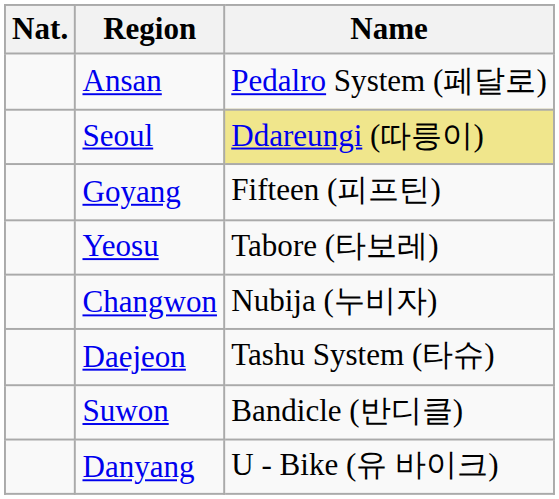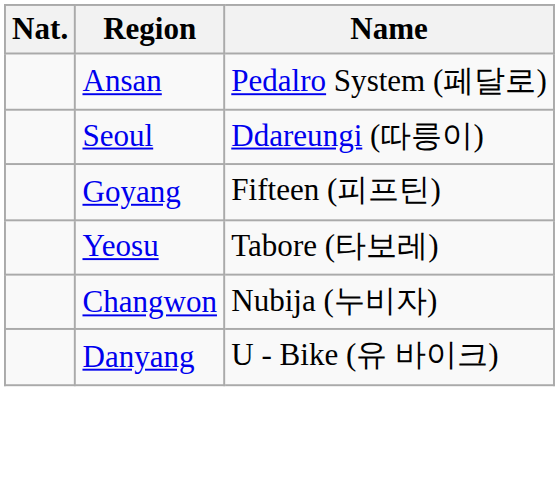(358, 135) khaki background -> (358, 135) no background
- row: (134, 356)
- row: (126, 411)
